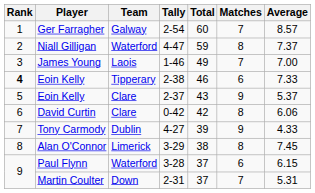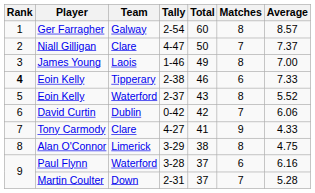(241, 29) 7 -> (241, 29) 8
(134, 46) Waterford -> (124, 46) Clare
(202, 46) 59 -> (202, 46) 50
(241, 46) 8 -> (241, 46) 7
(241, 63) 7 -> (241, 63) 8
(124, 96) Clare -> (134, 96) Waterford
(241, 96) 9 -> (241, 96) 8
(287, 96) 5.37 -> (287, 96) 5.52
(124, 113) Clare -> (126, 113) Dublin
(241, 113) 8 -> (241, 113) 7
(126, 130) Dublin -> (124, 130) Clare
(202, 130) 39 -> (202, 130) 41
(287, 146) 7.45 -> (287, 146) 4.75
(287, 163) 6.15 -> (287, 163) 6.16
(287, 180) 5.31 -> (287, 180) 5.28
